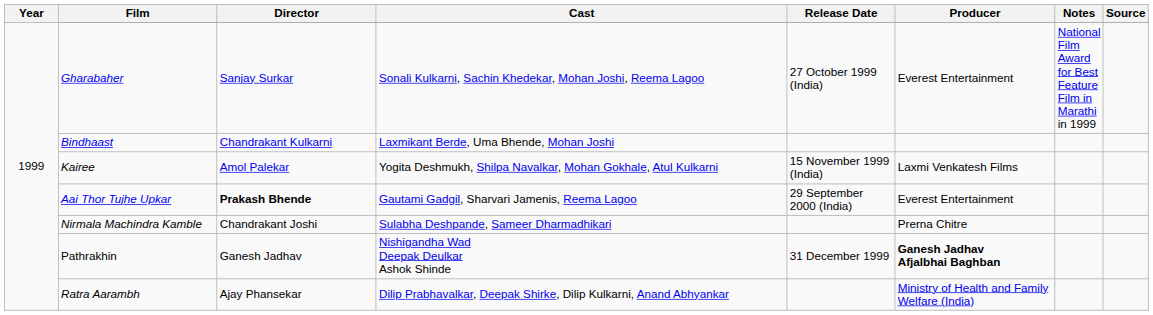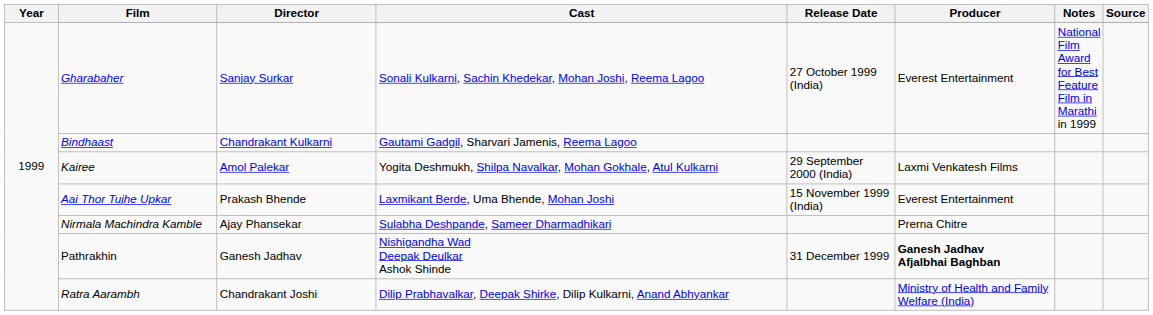(496, 142) Laxmikant Berde, Uma Bhende, Mohan Joshi -> (508, 142) Gautami Gadgil, Sharvari Jamenis, Reema Lagoo
(839, 167) 15 November 1999 (India) -> (826, 167) 29 September 2000 (India)
(265, 199) bold -> (263, 199) normal
(508, 199) Gautami Gadgil, Sharvari Jamenis, Reema Lagoo -> (496, 199) Laxmikant Berde, Uma Bhende, Mohan Joshi
(826, 199) 29 September 2000 (India) -> (839, 199) 15 November 1999 (India)
(268, 224) Chandrakant Joshi -> (261, 224) Ajay Phansekar
(261, 294) Ajay Phansekar -> (268, 294) Chandrakant Joshi
